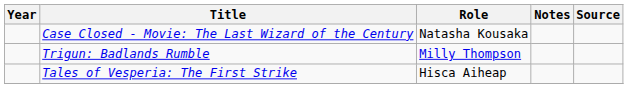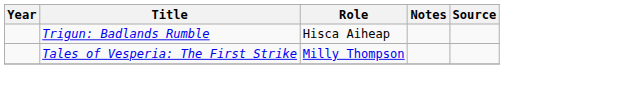- row: (228, 34)
(470, 54) Milly Thompson -> (346, 34) Hisca Aiheap
(463, 73) Hisca Aiheap -> (354, 54) Milly Thompson
